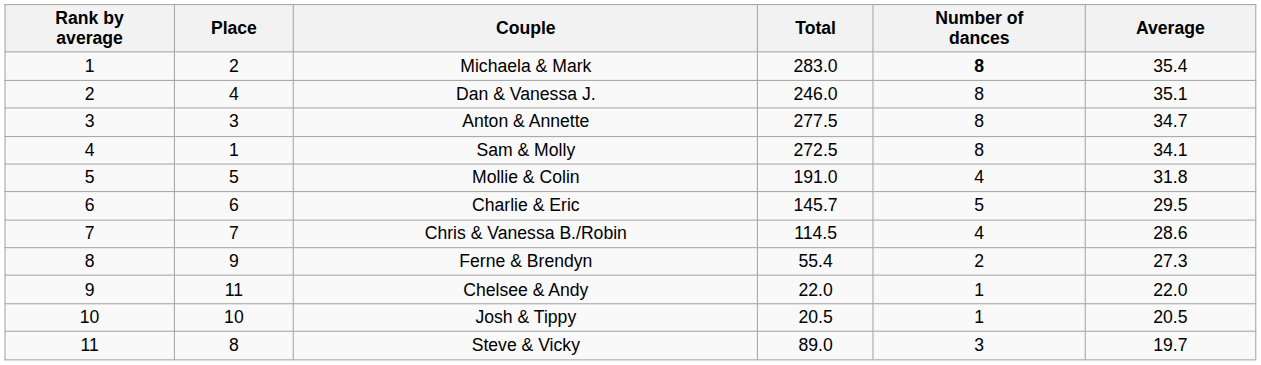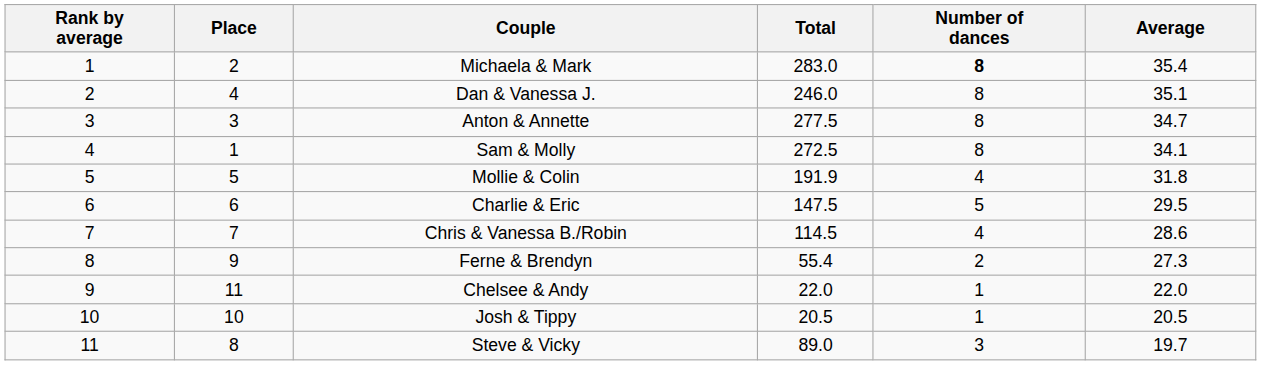(816, 177) 191.0 -> (816, 177) 191.9
(816, 205) 145.7 -> (816, 205) 147.5
